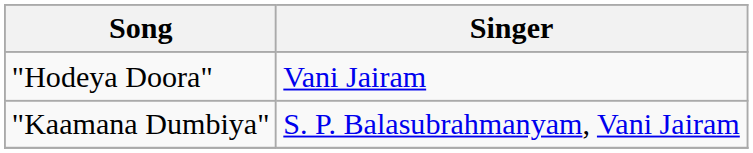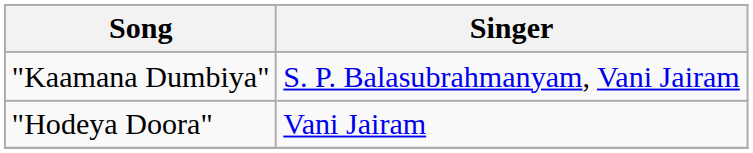rows swapped: (141, 123) <-> (112, 76)
